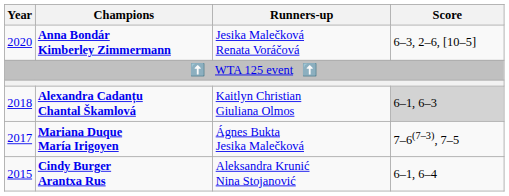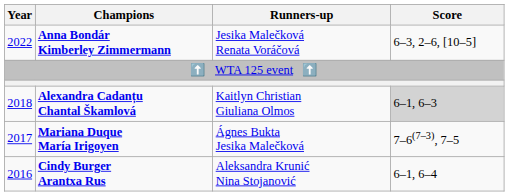(20, 42) 2020 -> (20, 42) 2022
(20, 174) 2015 -> (20, 174) 2016
